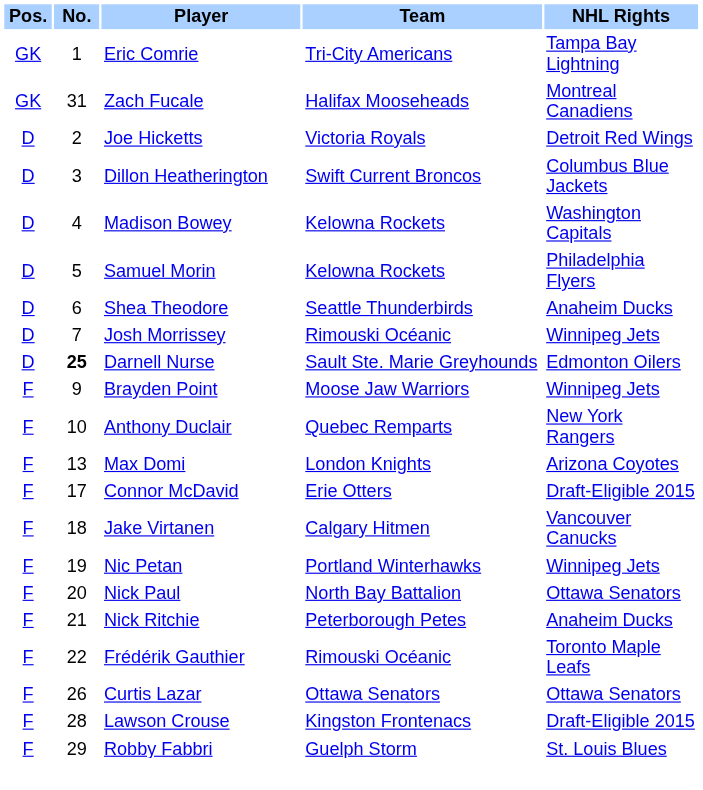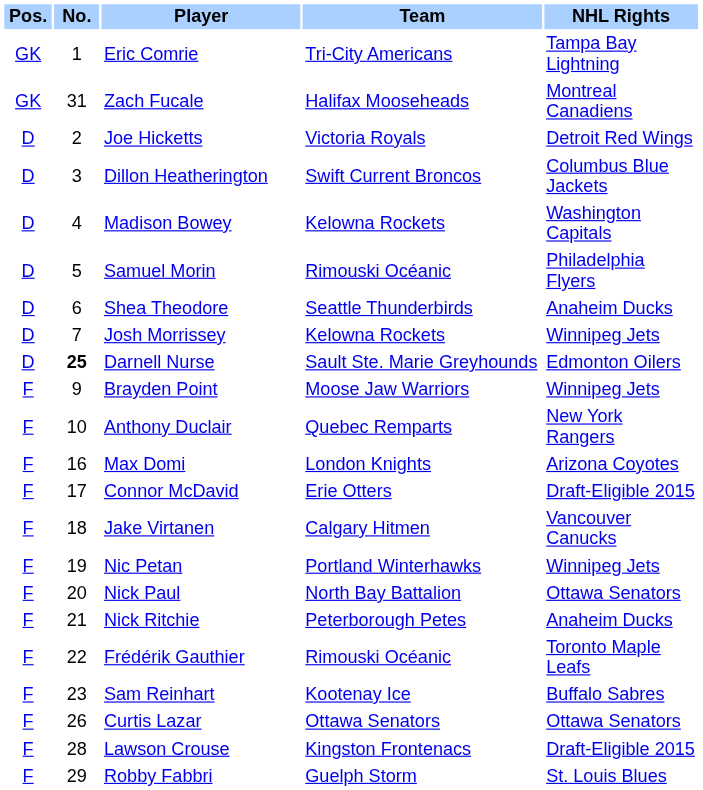(375, 270) Kelowna Rockets -> (378, 270) Rimouski Océanic
(378, 335) Rimouski Océanic -> (375, 335) Kelowna Rockets
(77, 464) 13 -> (77, 464) 16
+ row: (159, 694)
